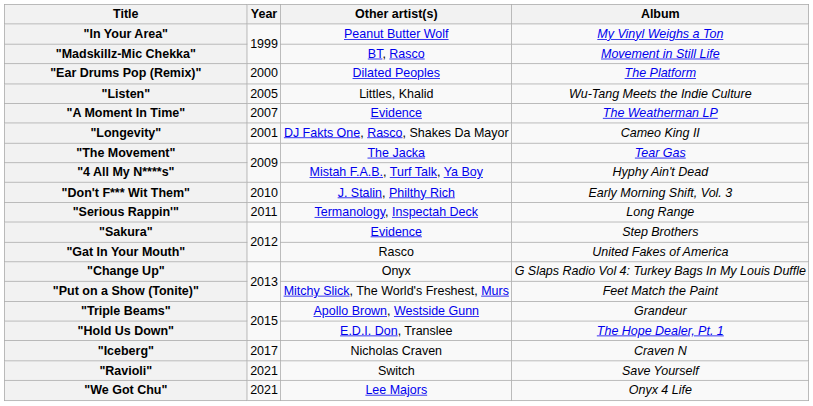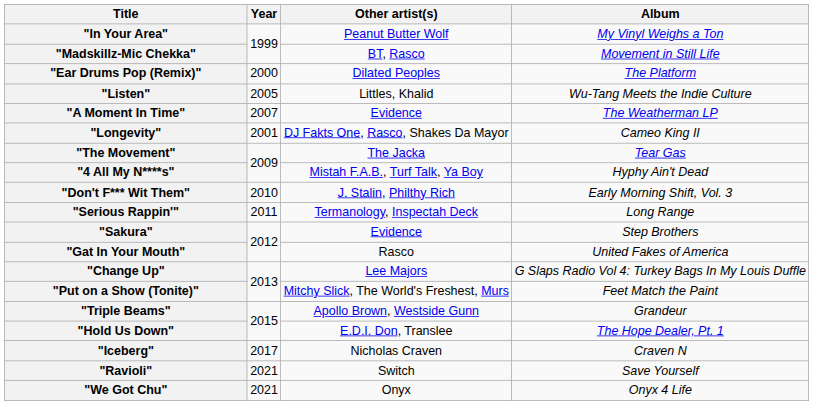(396, 271) Onyx -> (396, 271) Lee Majors
(396, 390) Lee Majors -> (396, 390) Onyx
